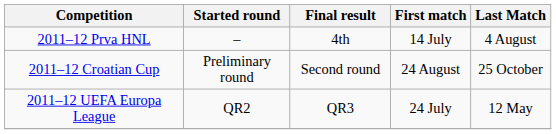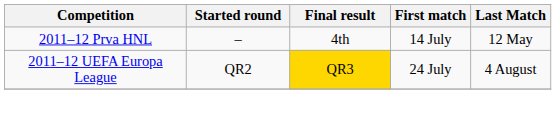(511, 38) 4 August -> (511, 38) 12 May
- row: (94, 69)
(340, 108) no background -> (340, 69) gold background
(511, 108) 12 May -> (511, 69) 4 August
